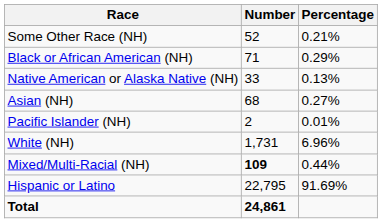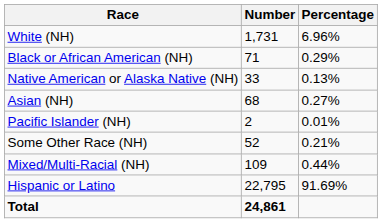rows swapped: (41, 143) <-> (77, 36)
(256, 164) bold -> (256, 164) normal
